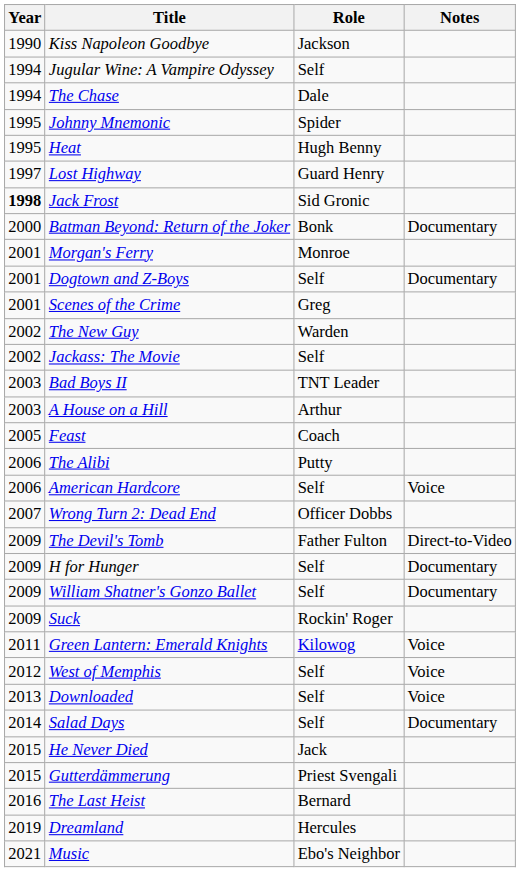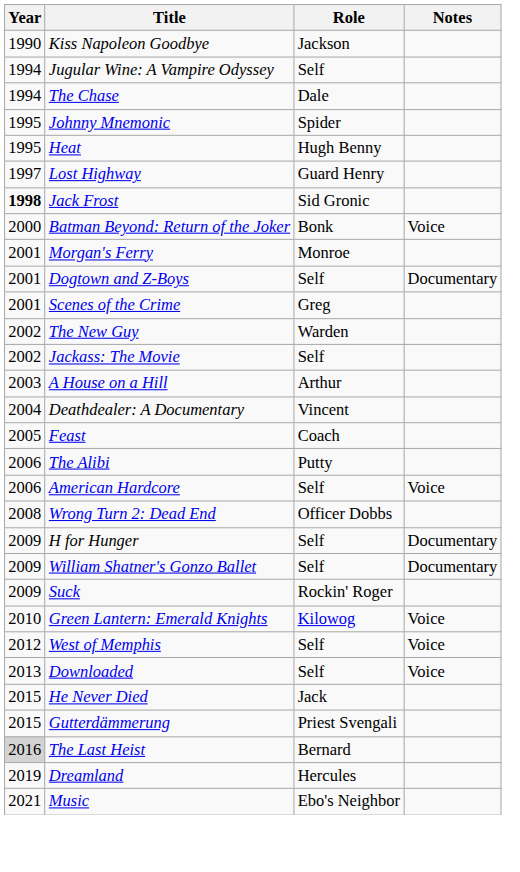(452, 226) Documentary -> (426, 226) Voice
- row: (88, 383)
+ row: (147, 409)
(25, 514) 2007 -> (25, 514) 2008
- row: (106, 540)
(24, 644) 2011 -> (25, 618) 2010
- row: (87, 723)
(25, 801) no background -> (25, 749) lightgrey background
